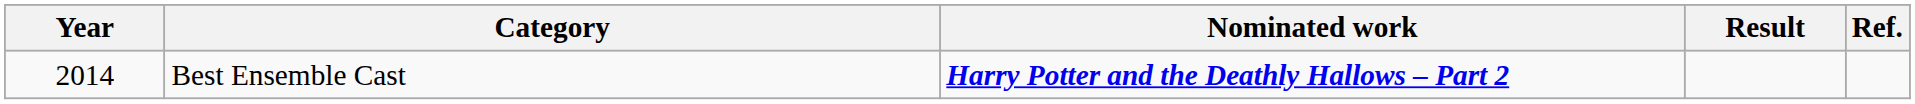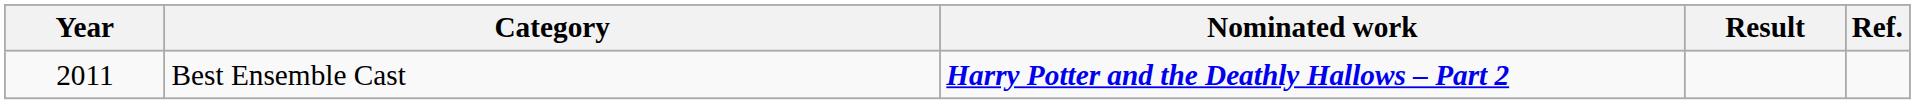(85, 74) 2014 -> (85, 74) 2011
